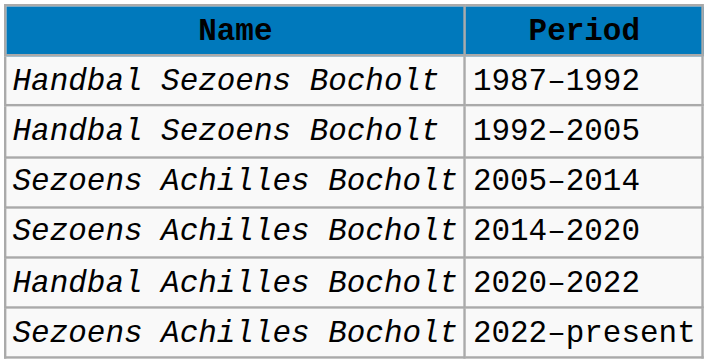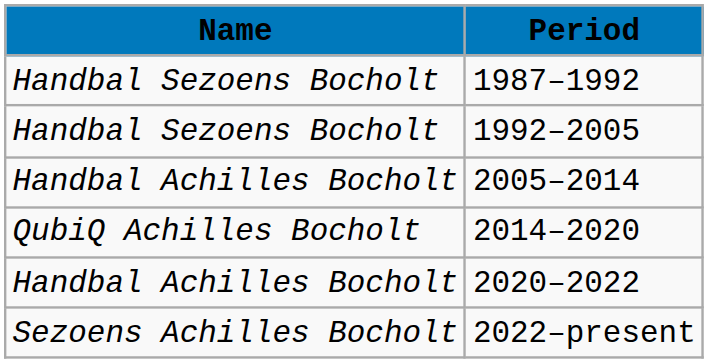(235, 182) Sezoens Achilles Bocholt -> (235, 182) Handbal Achilles Bocholt
(235, 232) Sezoens Achilles Bocholt -> (217, 232) QubiQ Achilles Bocholt
